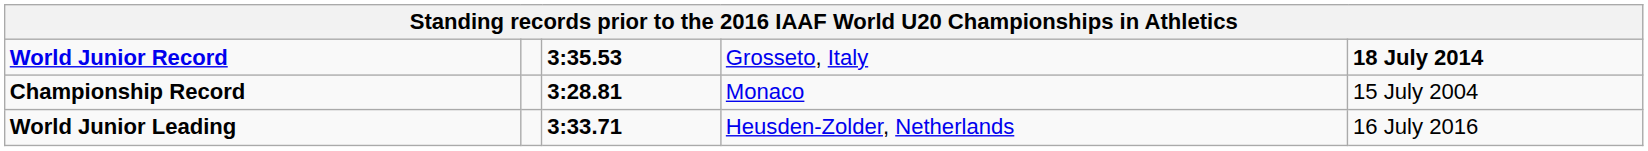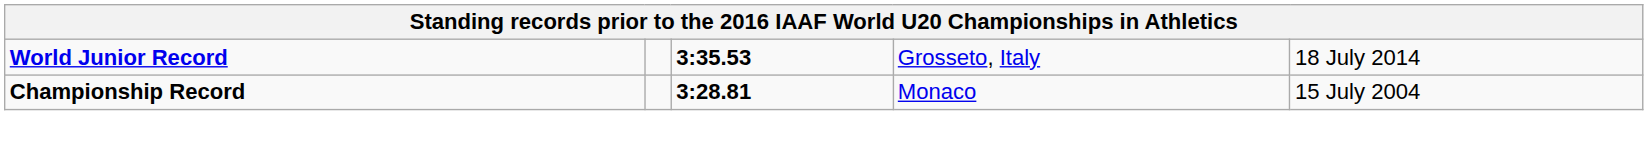(1418, 57) bold -> (1358, 57) normal
- row: (123, 127)
